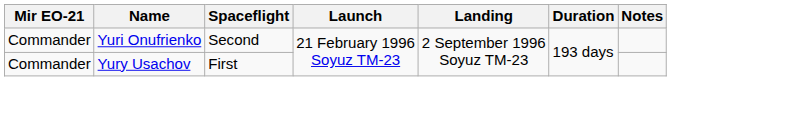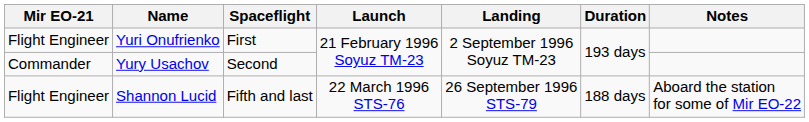(49, 40) Commander -> (59, 40) Flight Engineer
(234, 40) Second -> (241, 40) First
(223, 64) First -> (252, 64) Second
+ row: (166, 96)
